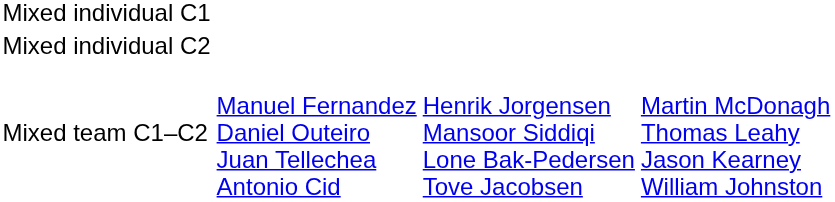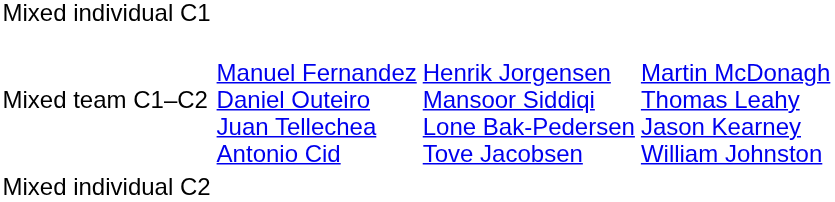rows swapped: (107, 45) <-> (105, 132)
